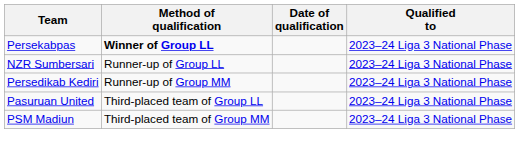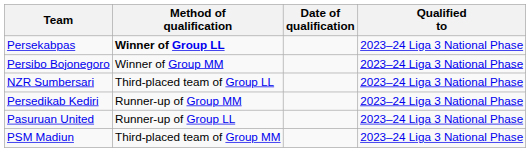+ row: (58, 63)
(164, 63) Runner-up of Group LL -> (195, 82) Third-placed team of Group LL
(184, 100) Third-placed team of Group LL -> (175, 119) Runner-up of Group LL
